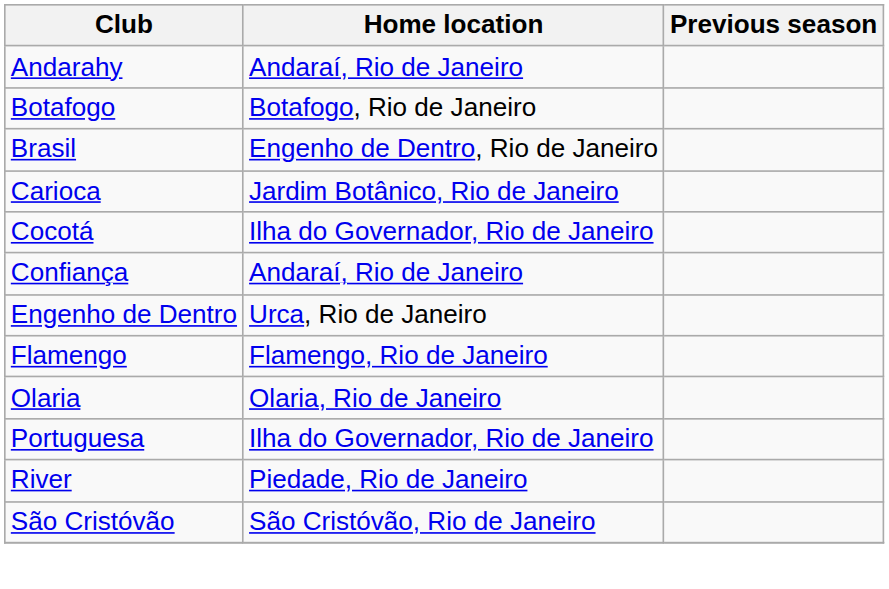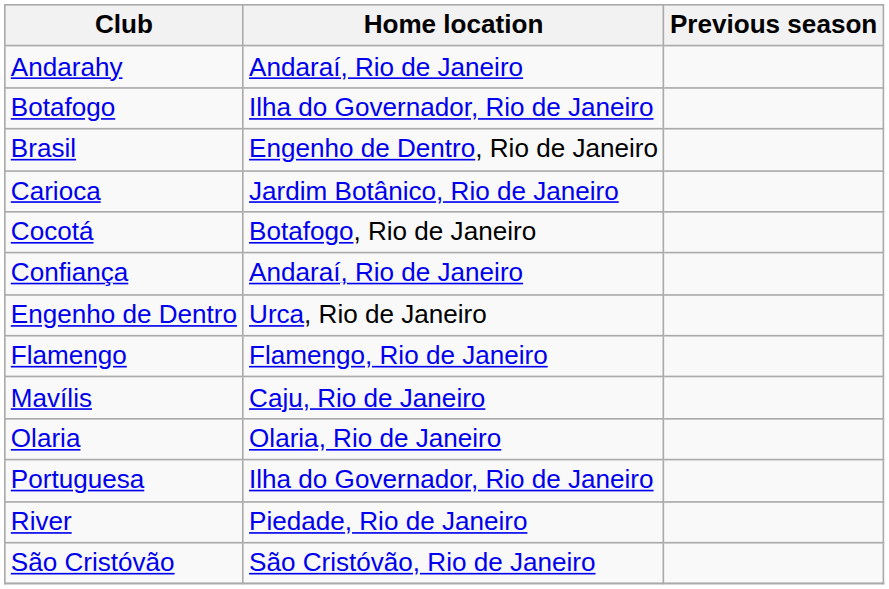(393, 107) Botafogo, Rio de Janeiro -> (451, 107) Ilha do Governador, Rio de Janeiro
(451, 231) Ilha do Governador, Rio de Janeiro -> (393, 231) Botafogo, Rio de Janeiro
+ row: (51, 397)
